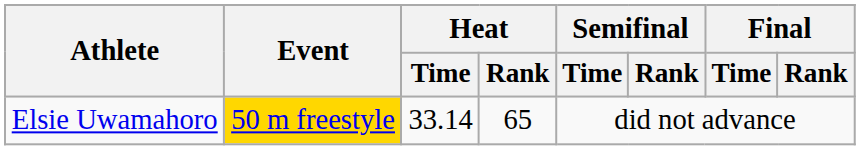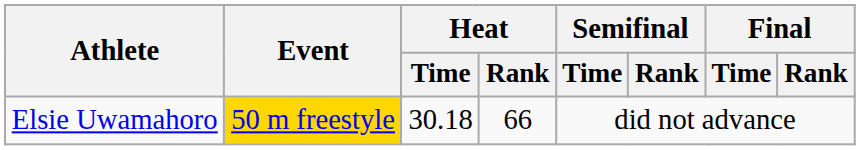(441, 120) 33.14 -> (441, 120) 30.18
(518, 120) 65 -> (518, 120) 66
